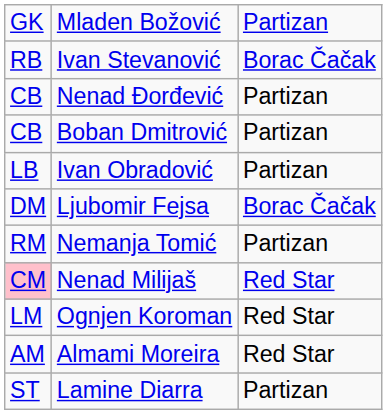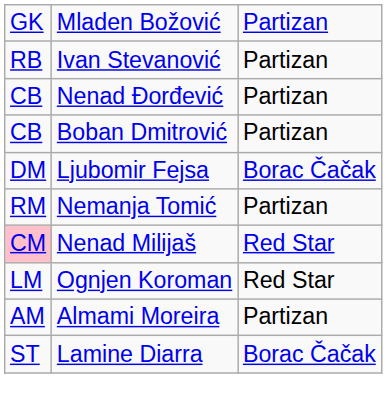(309, 59) Borac Čačak -> (286, 59) Partizan
- row: (135, 170)
(289, 354) Red Star -> (286, 317) Partizan
(286, 390) Partizan -> (309, 354) Borac Čačak
